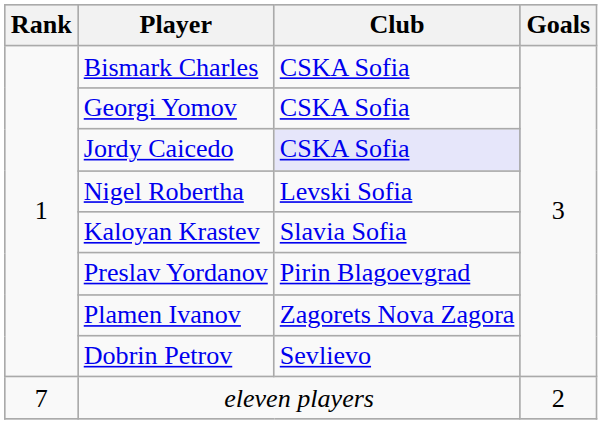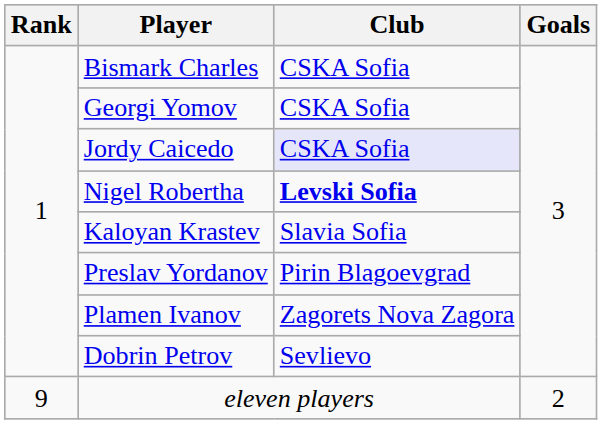(346, 190) normal -> (348, 190) bold
(41, 397) 7 -> (41, 397) 9
